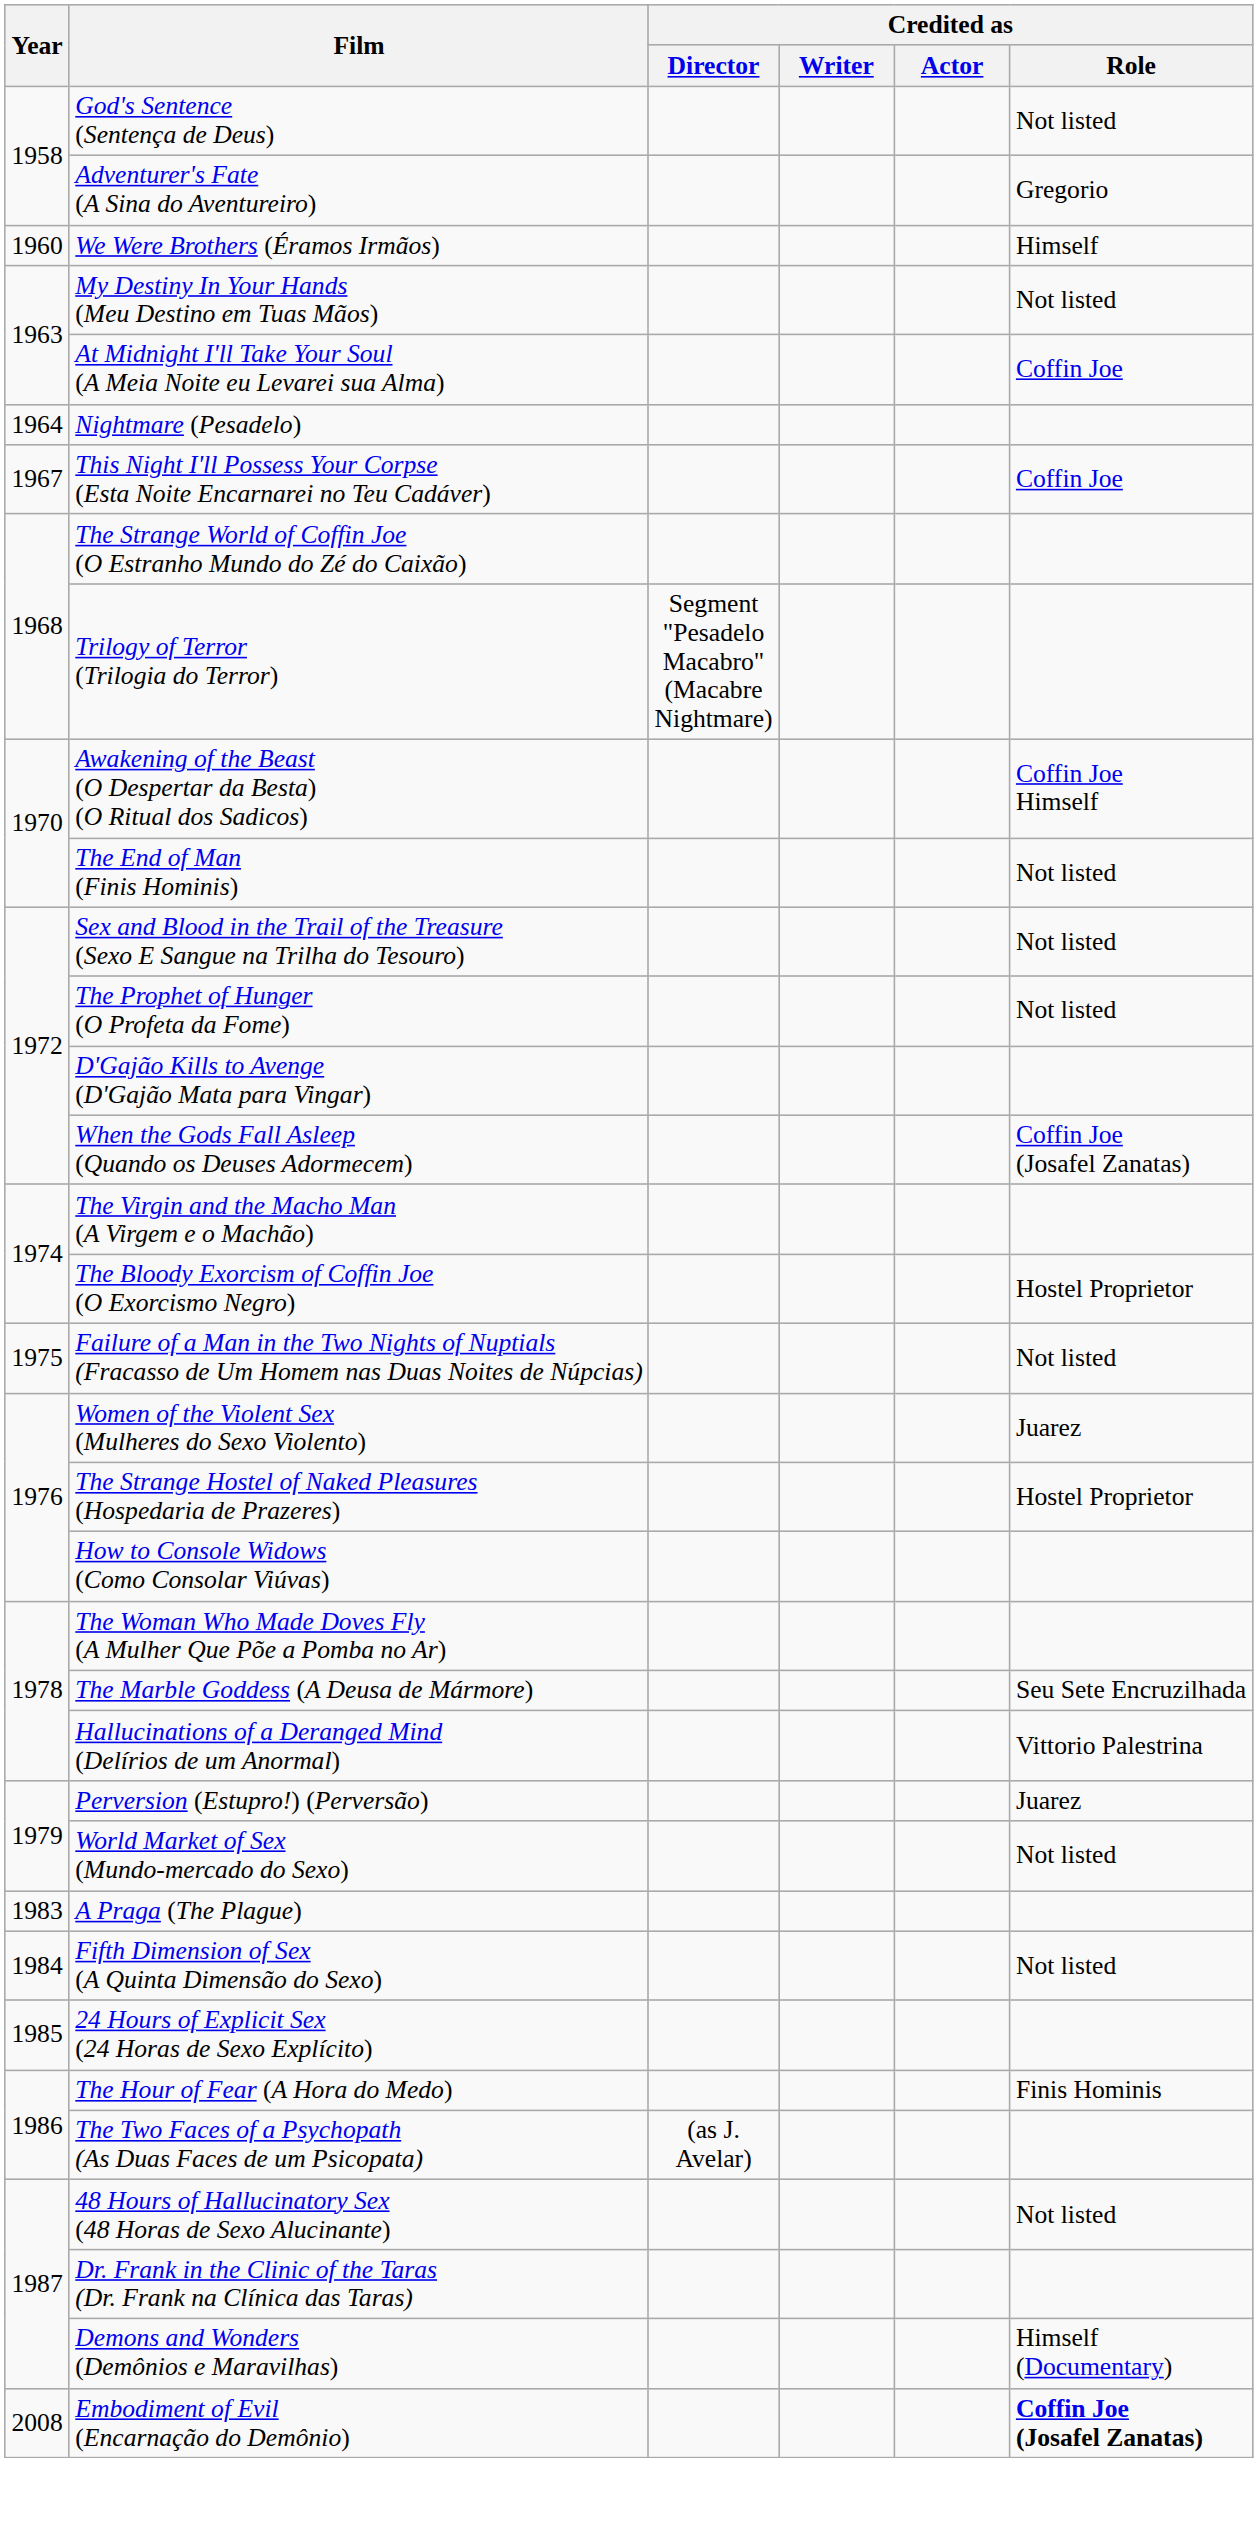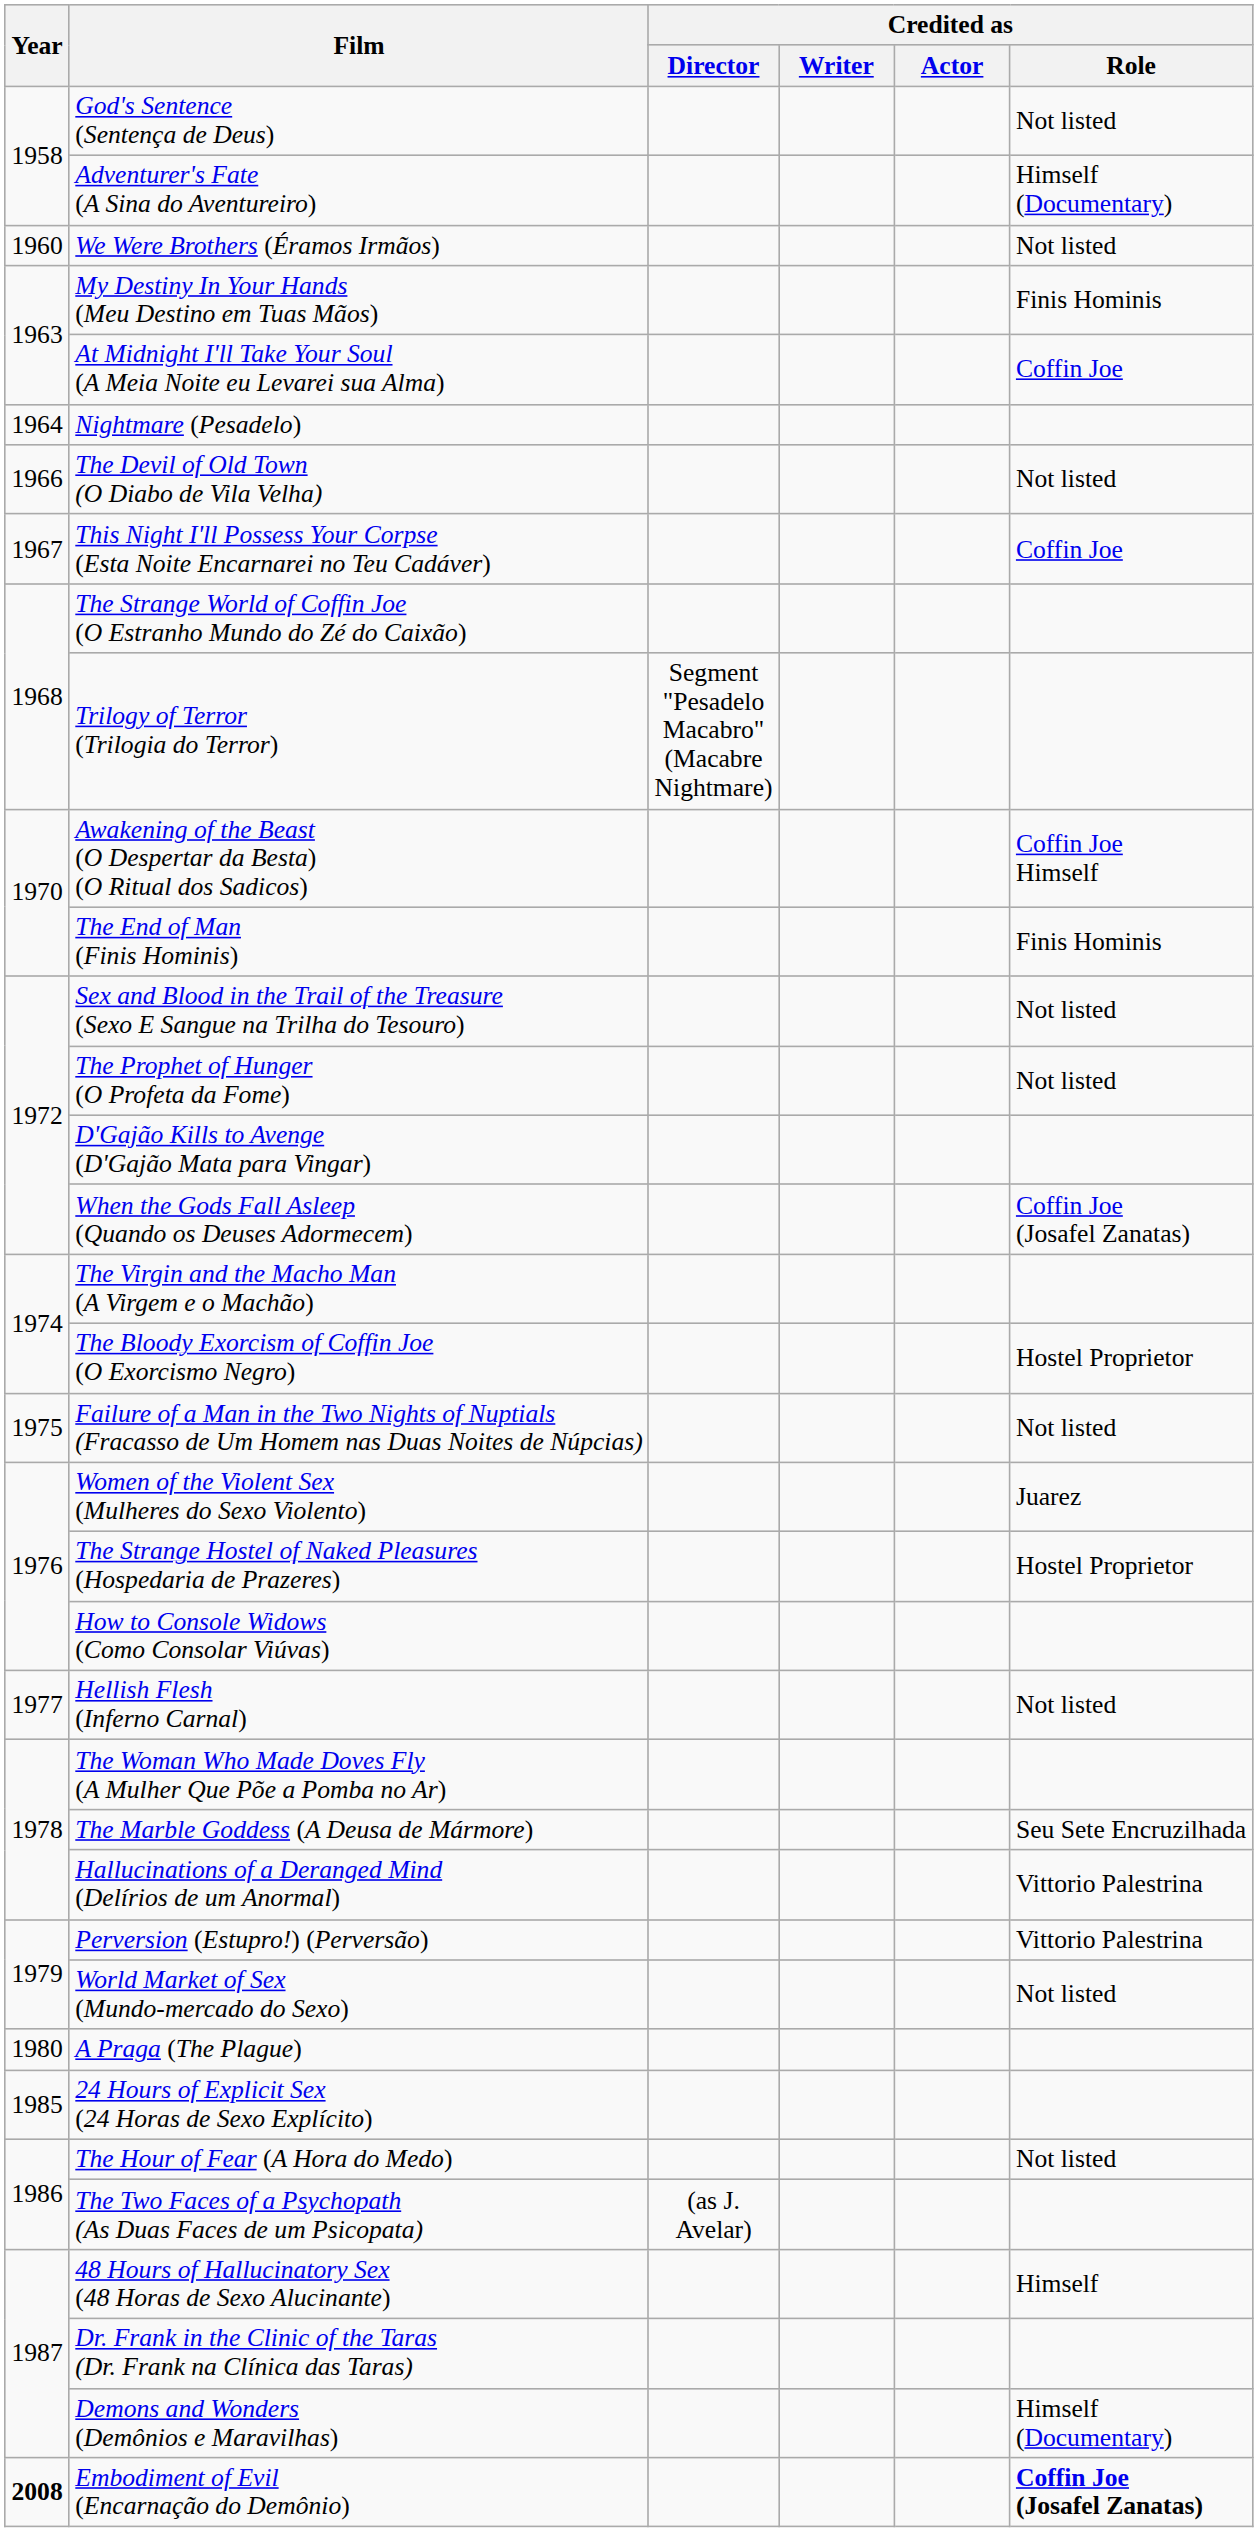(1062, 189) Gregorio -> (1094, 189) Himself (Documentary)
(1057, 244) Himself -> (1066, 244) Not listed
(1066, 299) Not listed -> (1089, 299) Finis Hominis
+ row: (199, 479)
(1066, 872) Not listed -> (1089, 941) Finis Hominis
+ row: (161, 1704)
(1049, 1800) Juarez -> (1109, 1939) Vittorio Palestrina
(37, 1910) 1983 -> (37, 2049) 1980
- row: (229, 1965)
(1089, 2089) Finis Hominis -> (1066, 2159) Not listed
(1066, 2214) Not listed -> (1057, 2283) Himself
(37, 2422) normal -> (37, 2491) bold
